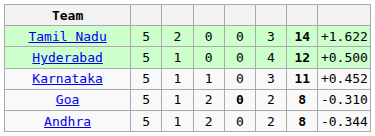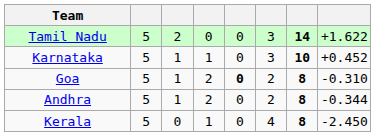- row: (68, 57)
(302, 79) 11 -> (302, 57) 10
+ row: (68, 121)
